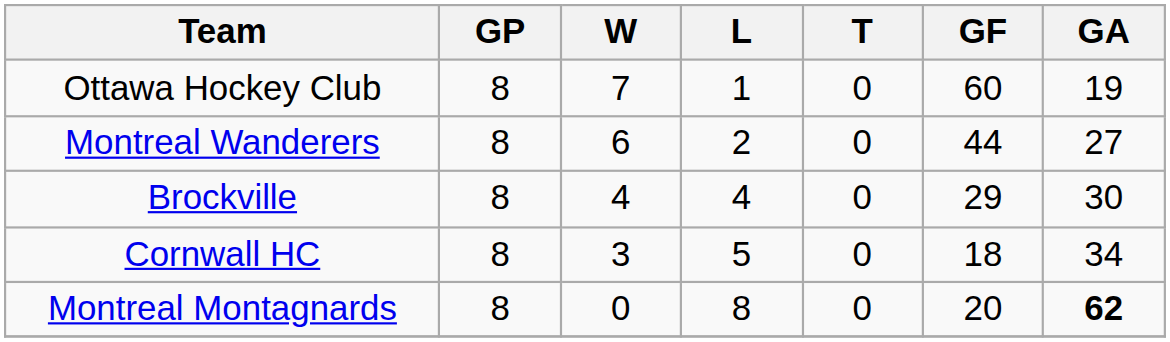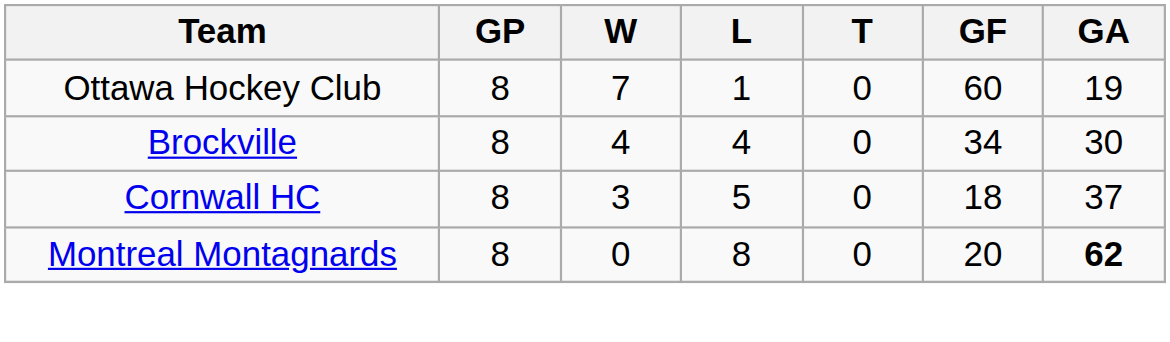- row: (222, 142)
(983, 198) 29 -> (983, 142) 34
(1104, 253) 34 -> (1104, 198) 37
